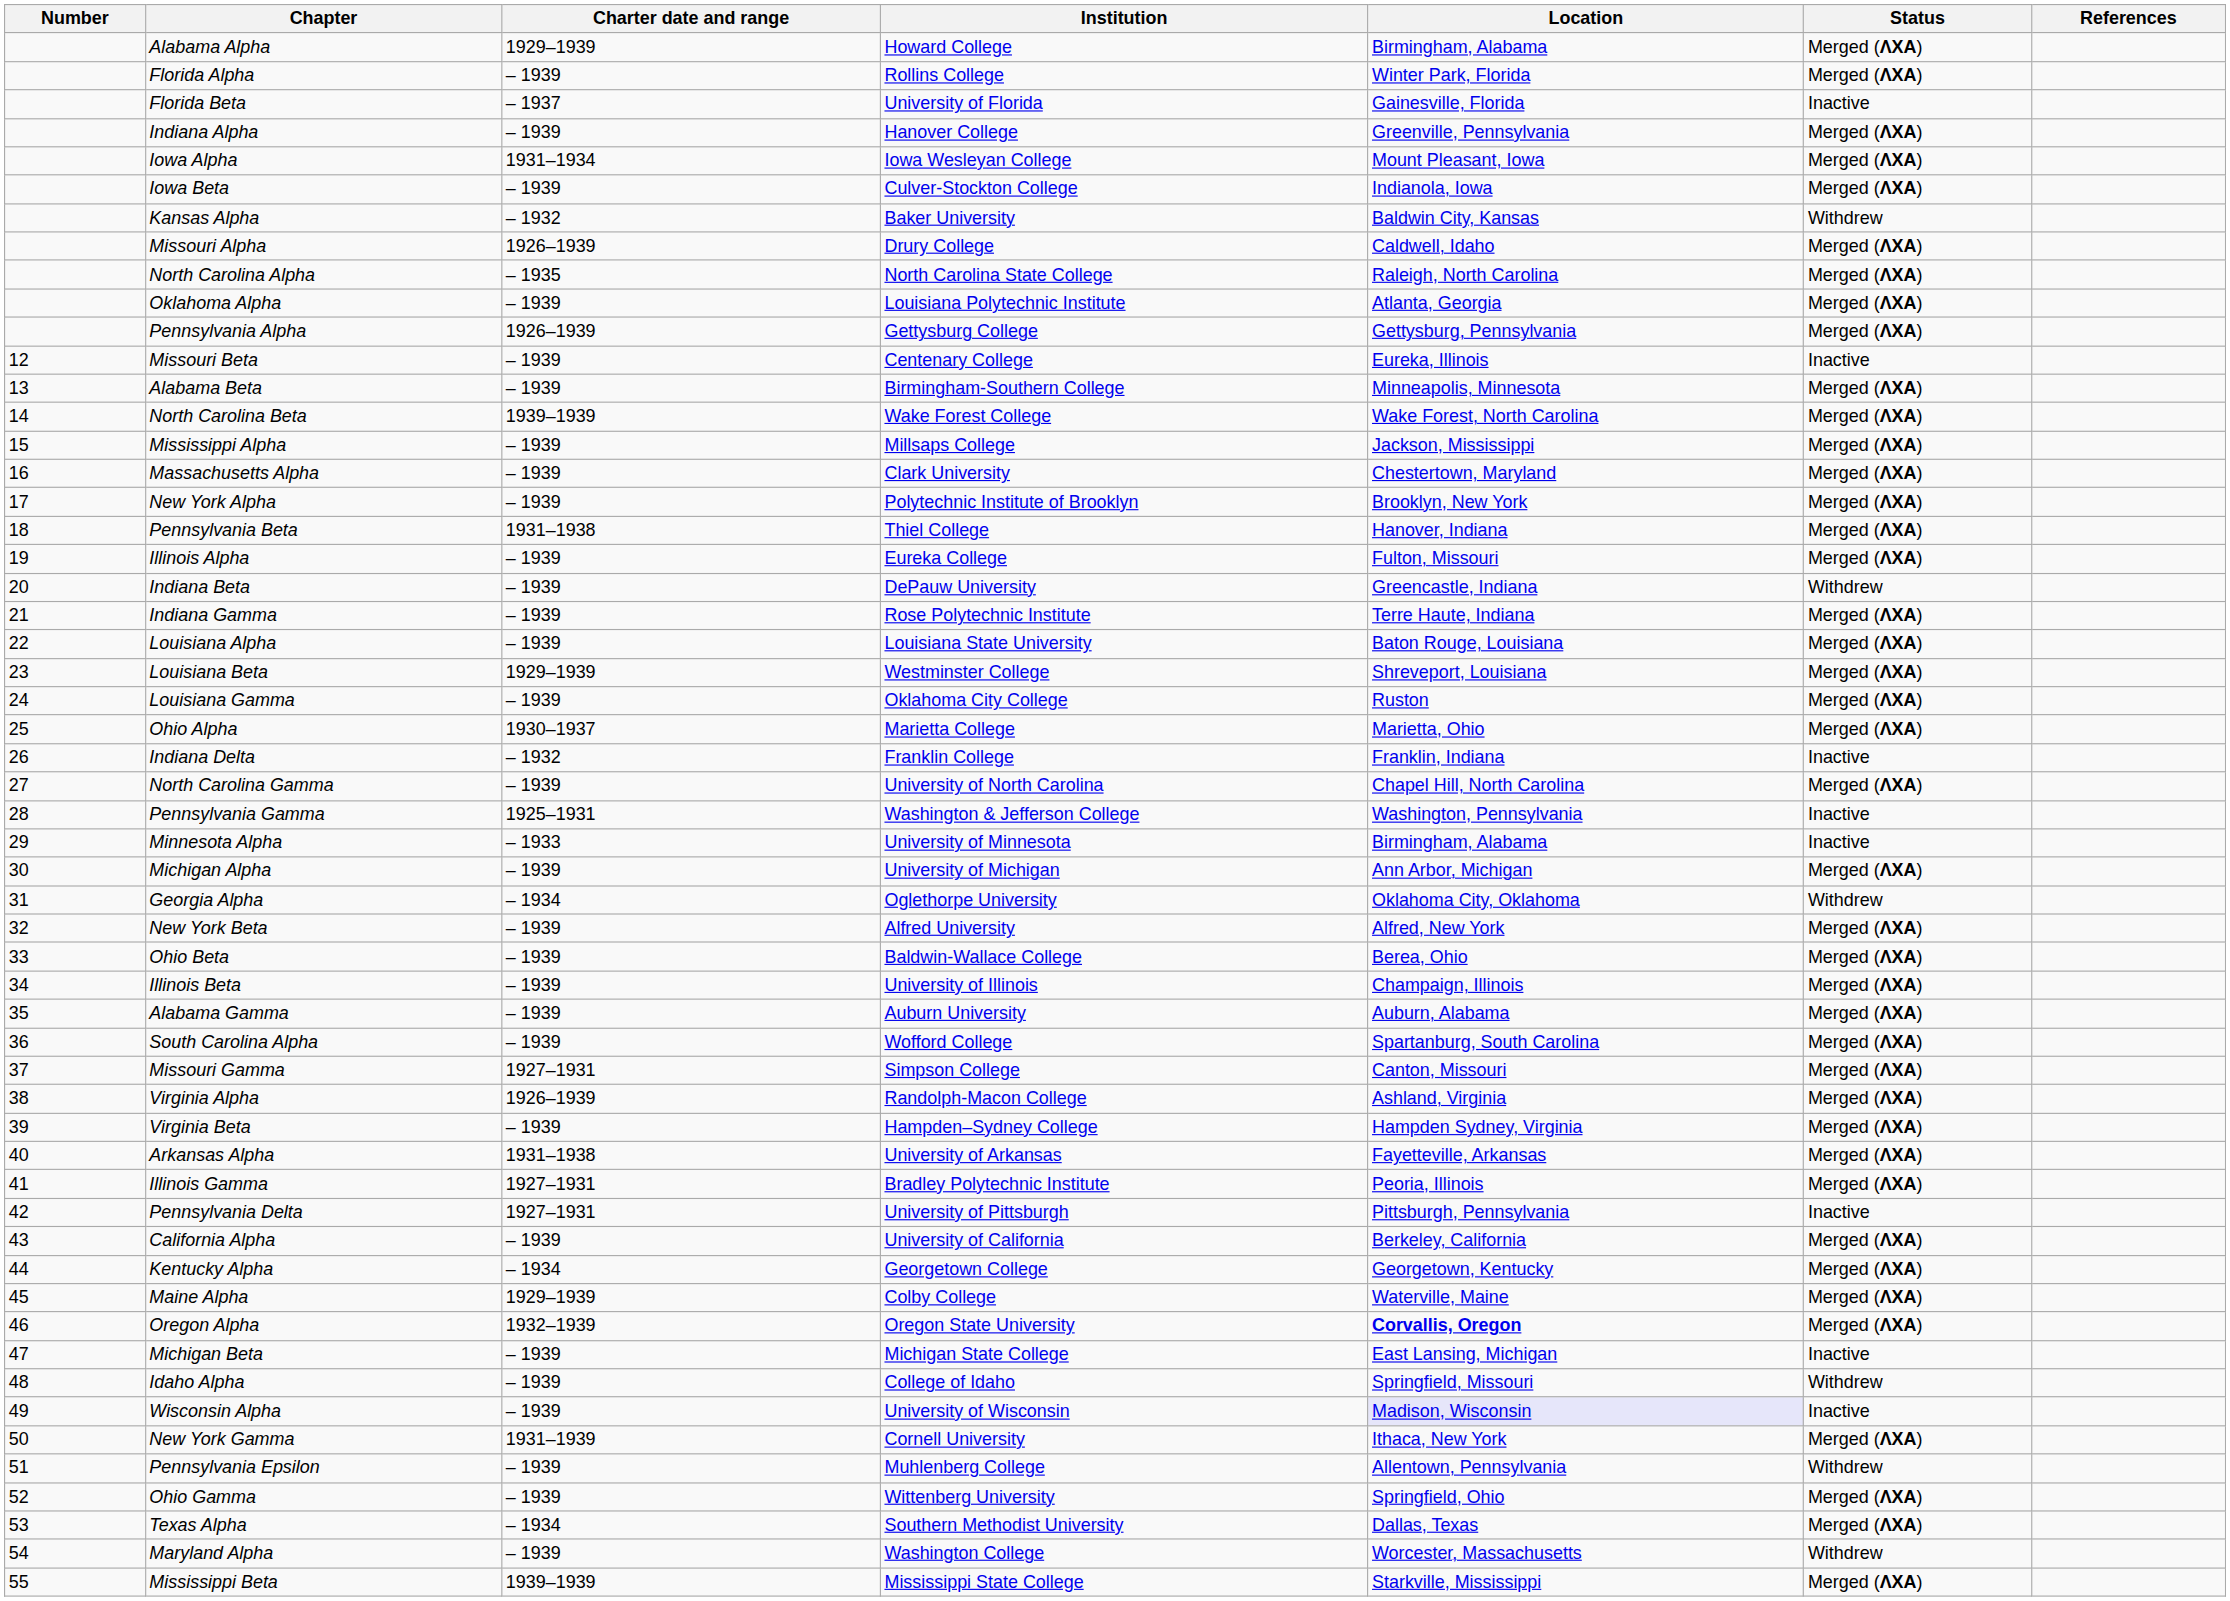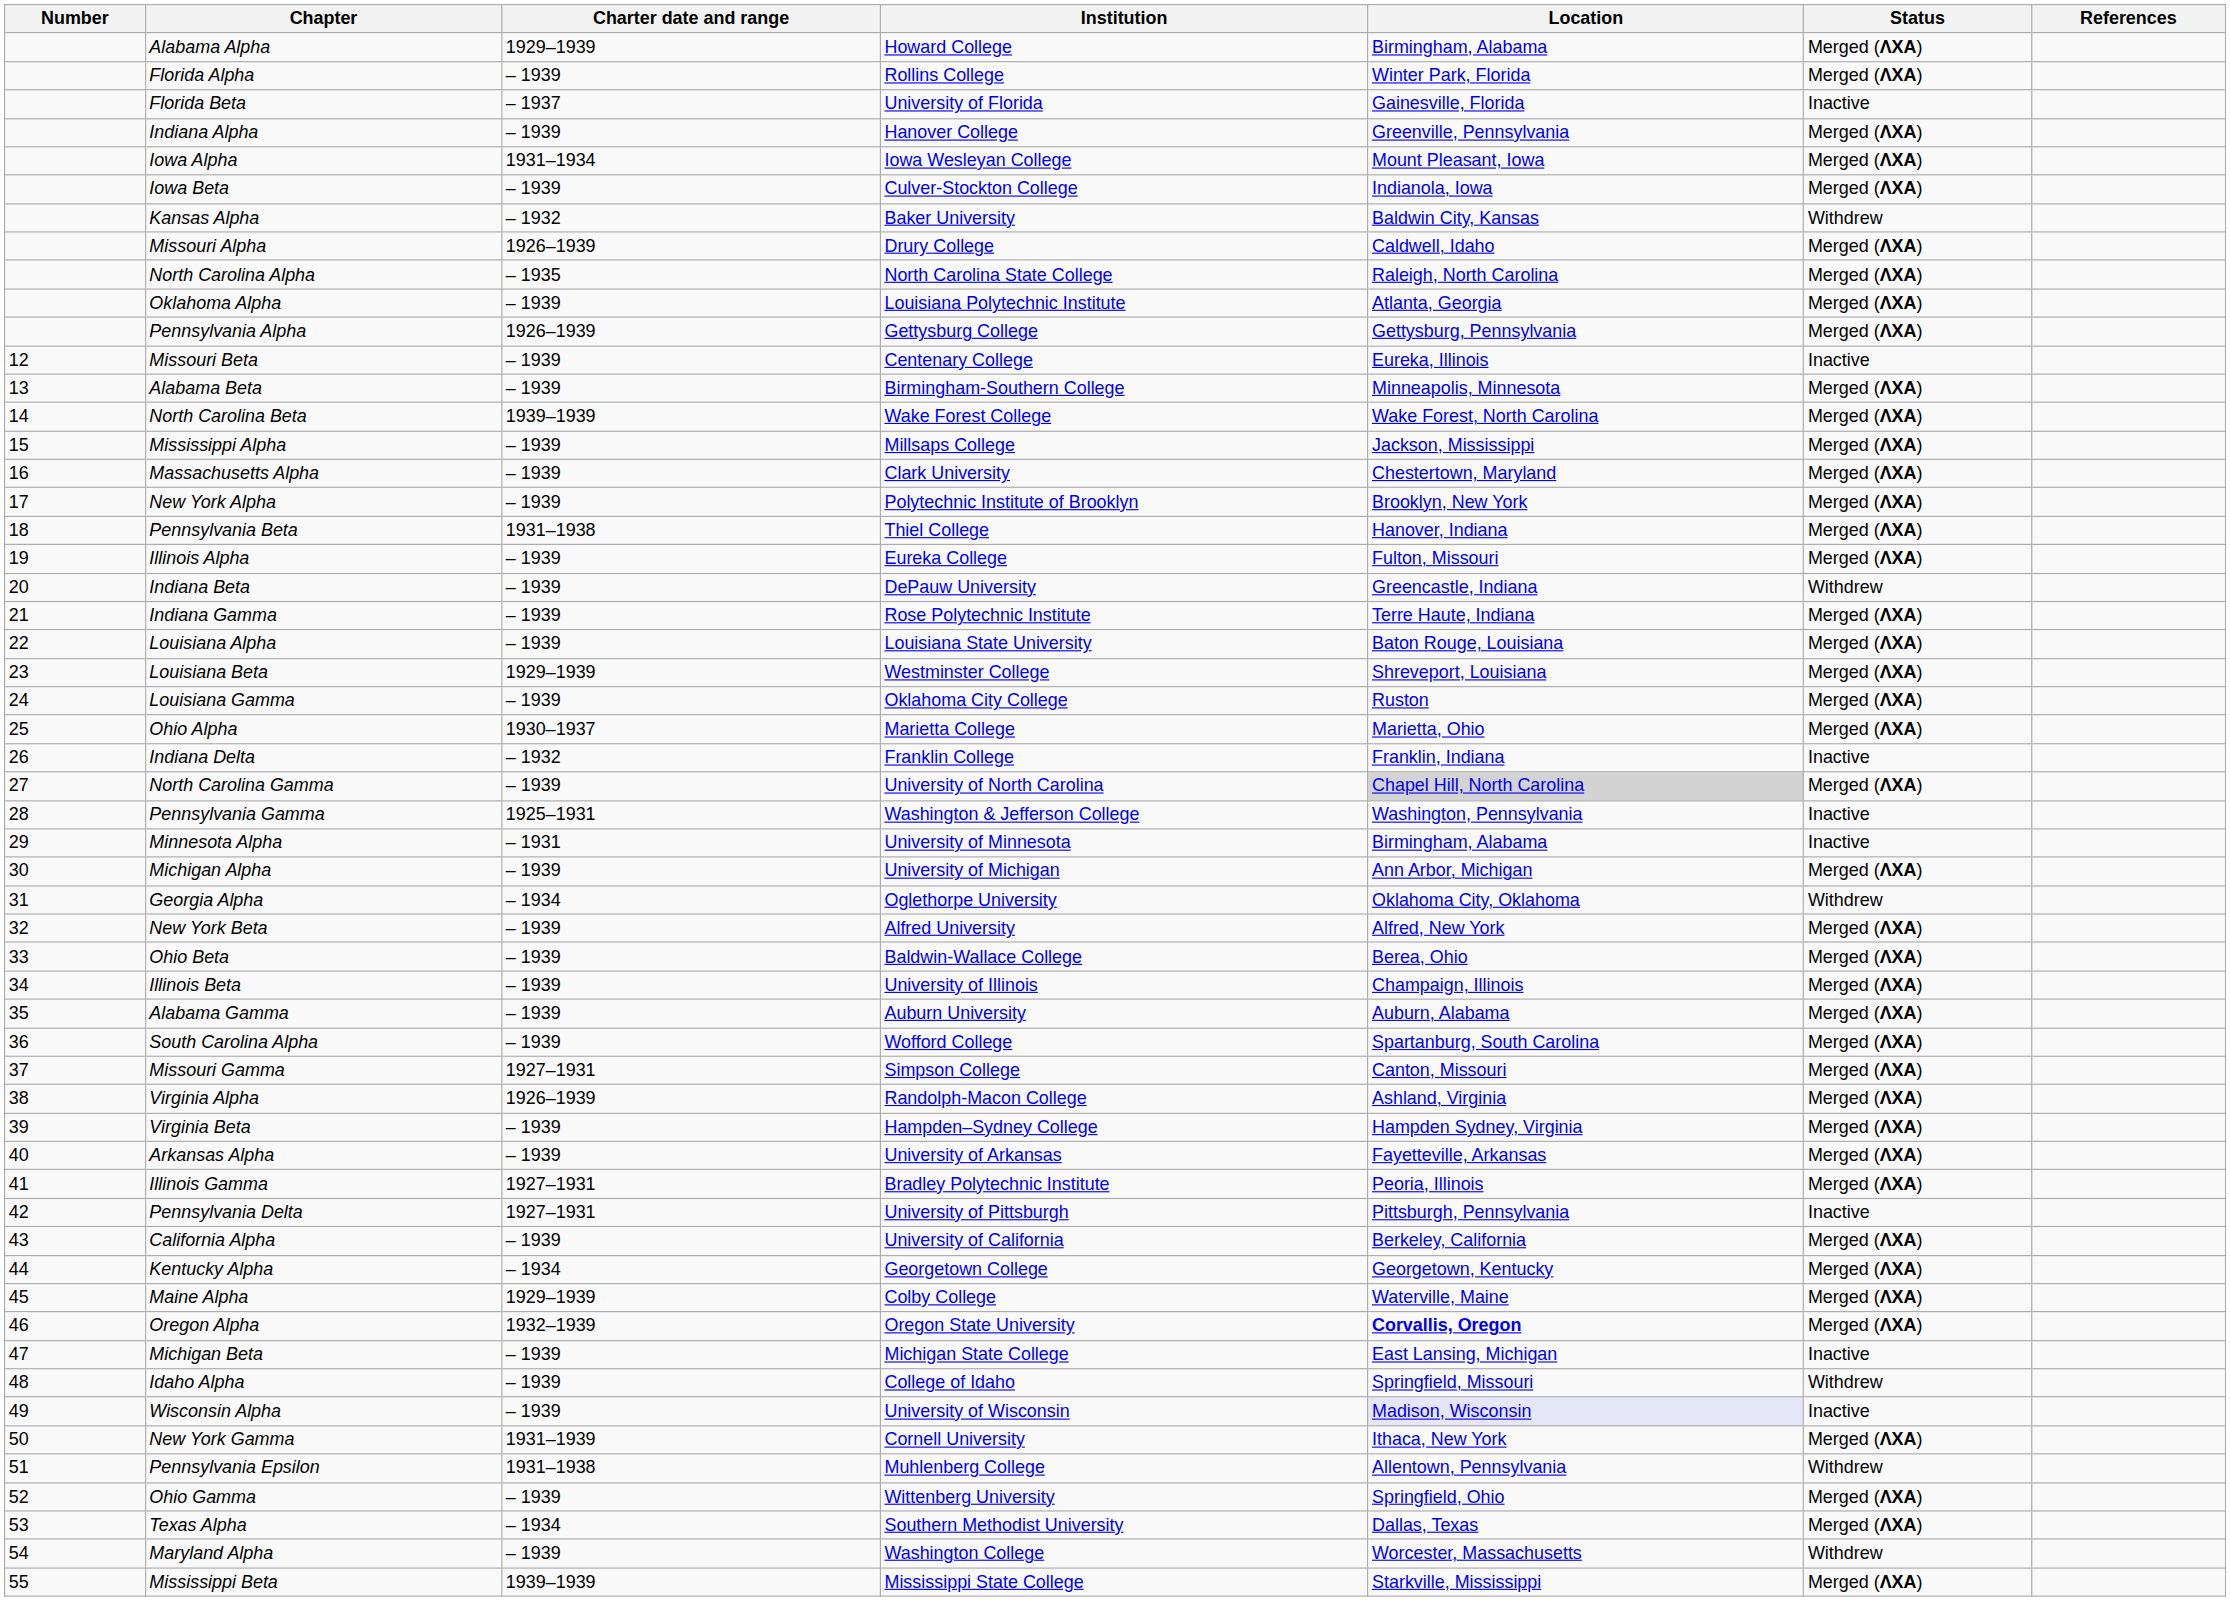(1478, 786) no background -> (1478, 786) lightgrey background
(533, 842) – 1933 -> (533, 842) – 1931
(551, 1155) 1931–1938 -> (533, 1155) – 1939
(533, 1468) – 1939 -> (551, 1468) 1931–1938
